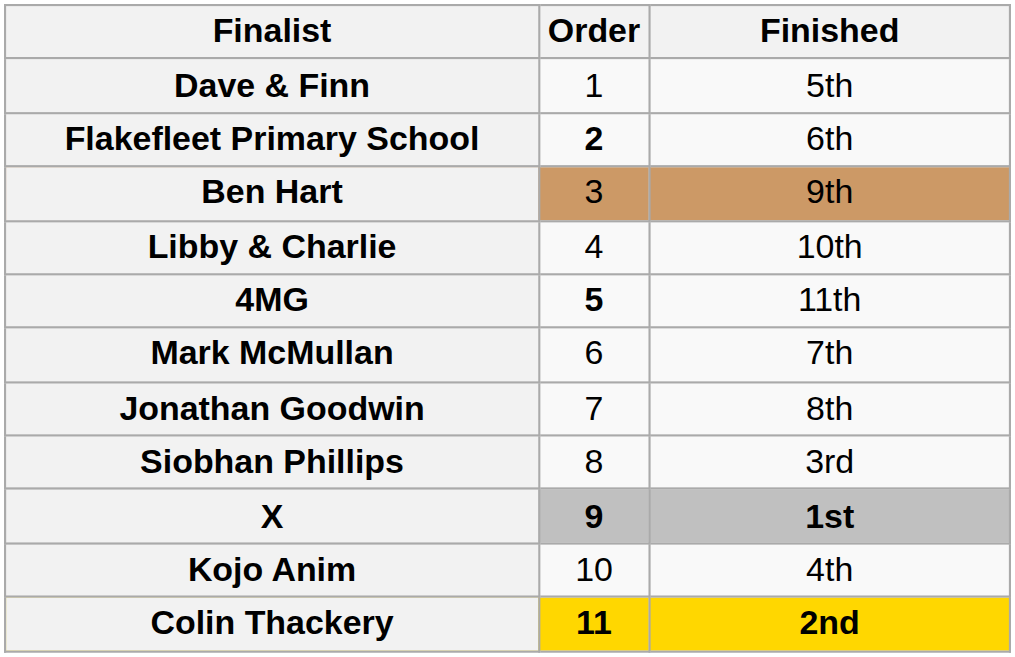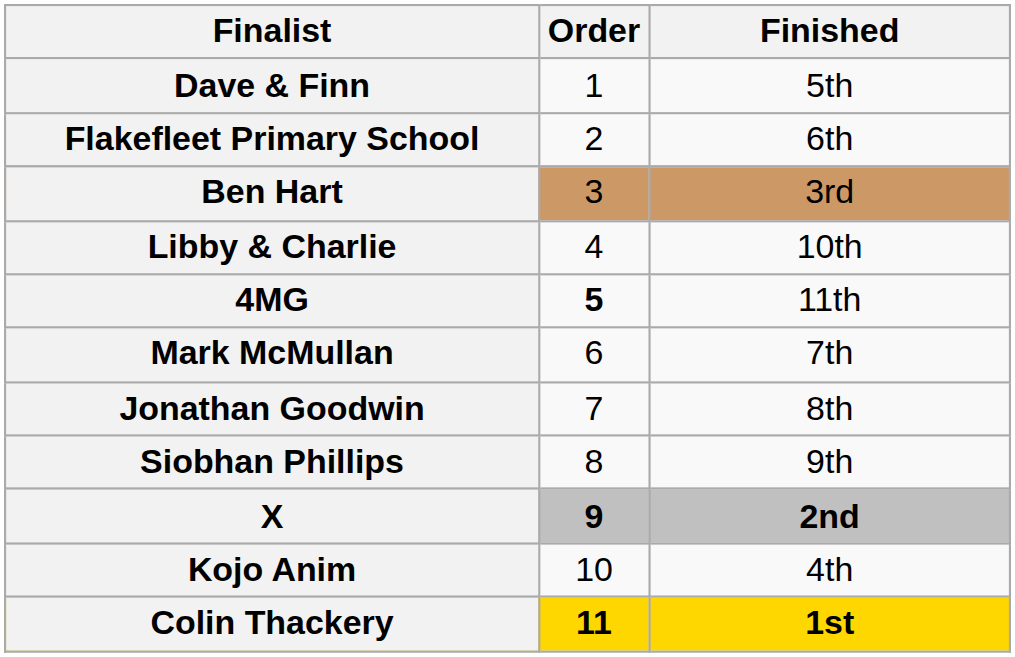(594, 138) bold -> (594, 138) normal
(830, 192) 9th -> (830, 192) 3rd
(830, 461) 3rd -> (830, 461) 9th
(830, 515) 1st -> (830, 515) 2nd
(830, 623) 2nd -> (830, 623) 1st
